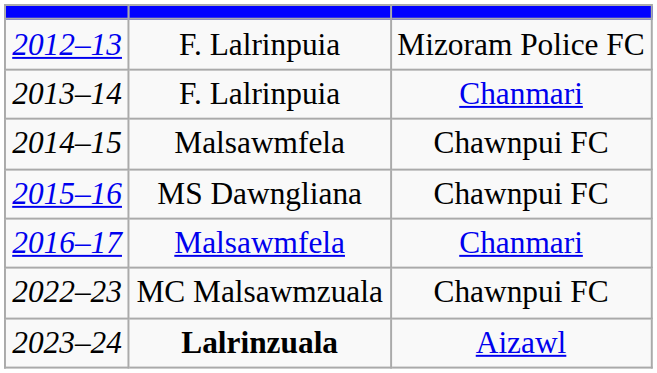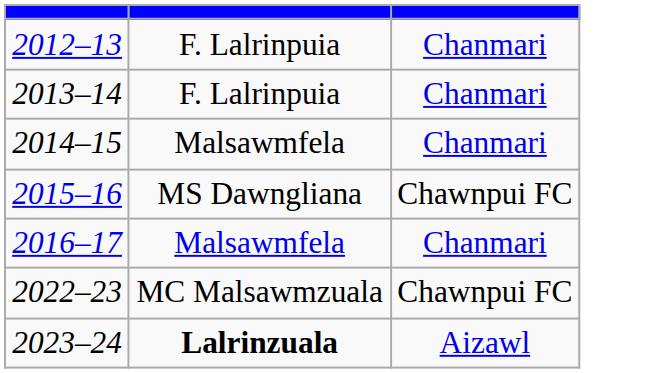(521, 43) Mizoram Police FC -> (485, 43) Chanmari
(521, 143) Chawnpui FC -> (485, 143) Chanmari
